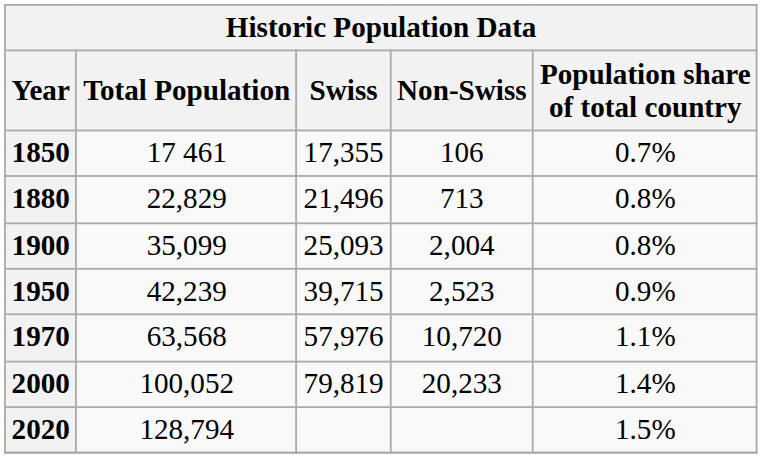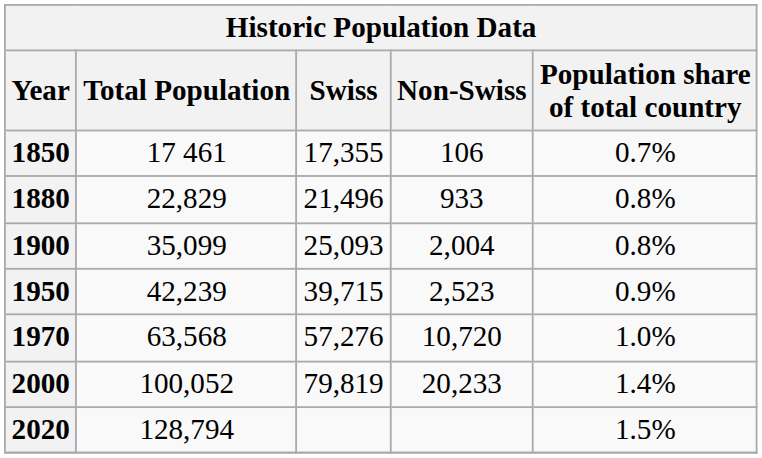(462, 198) 713 -> (462, 198) 933
(344, 337) 57,976 -> (344, 337) 57,276
(645, 337) 1.1% -> (645, 337) 1.0%
